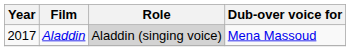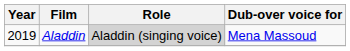(22, 35) 2017 -> (22, 35) 2019
